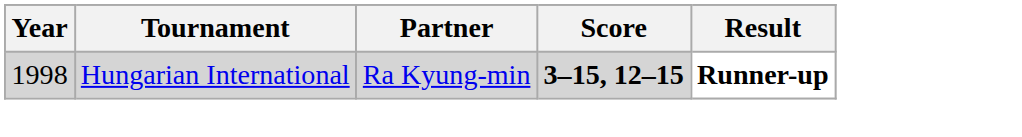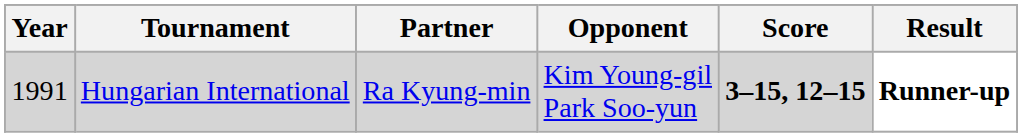+ column: (628, 28)
(40, 74) 1998 -> (40, 90) 1991
